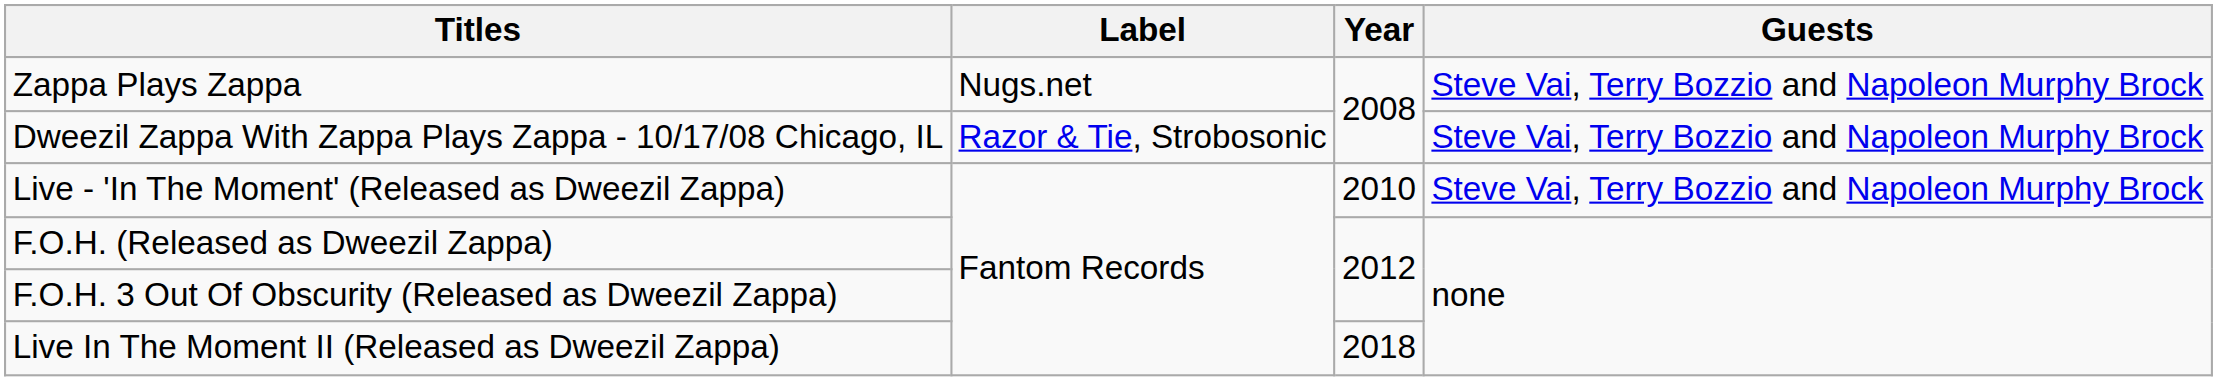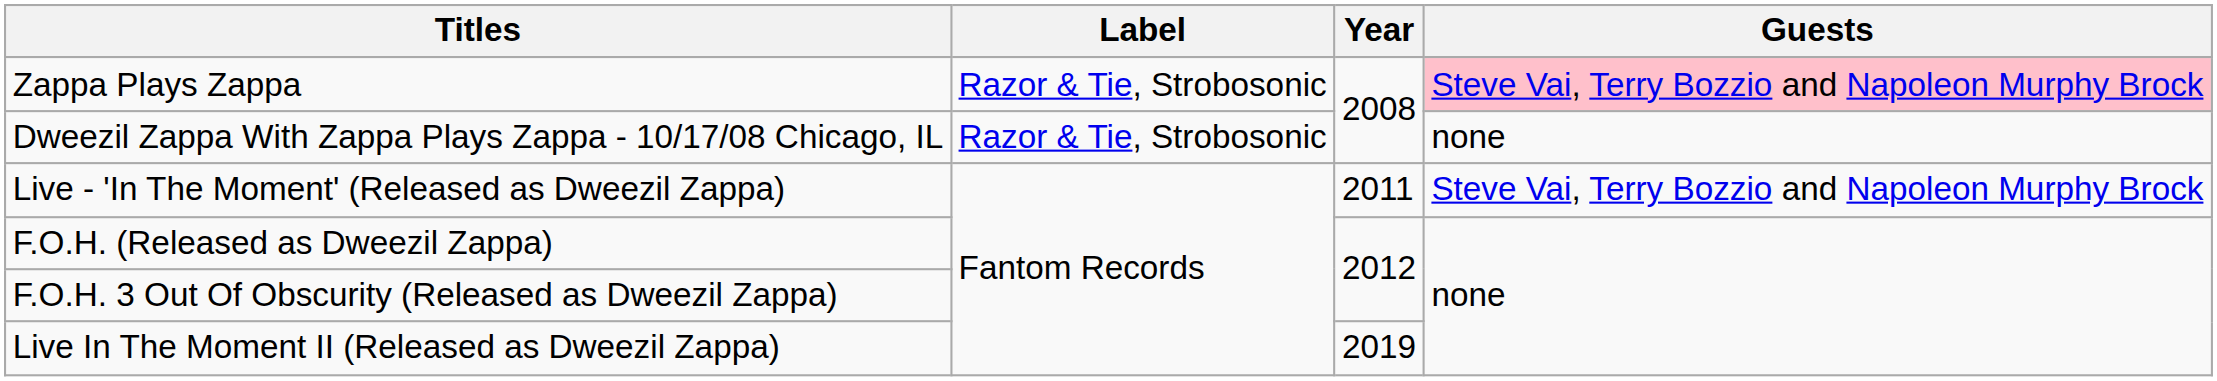(1025, 83) Nugs.net -> (1143, 83) Razor & Tie, Strobosonic
(1817, 83) no background -> (1817, 83) pink background
(1817, 136) Steve Vai, Terry Bozzio and Napoleon Murphy Brock -> (1468, 136) none
(1379, 189) 2010 -> (1378, 189) 2011
(1379, 347) 2018 -> (1379, 347) 2019
